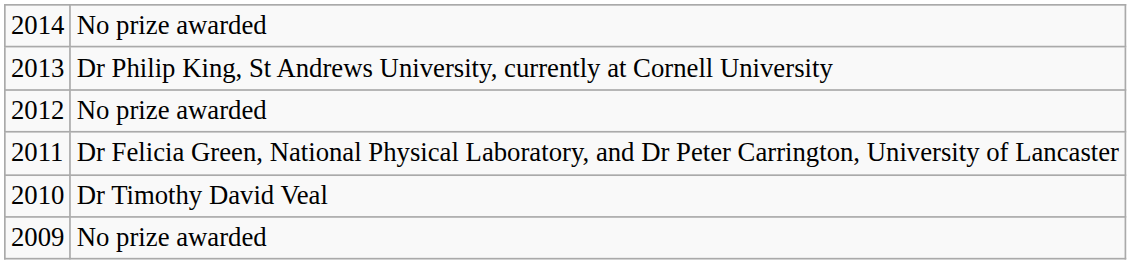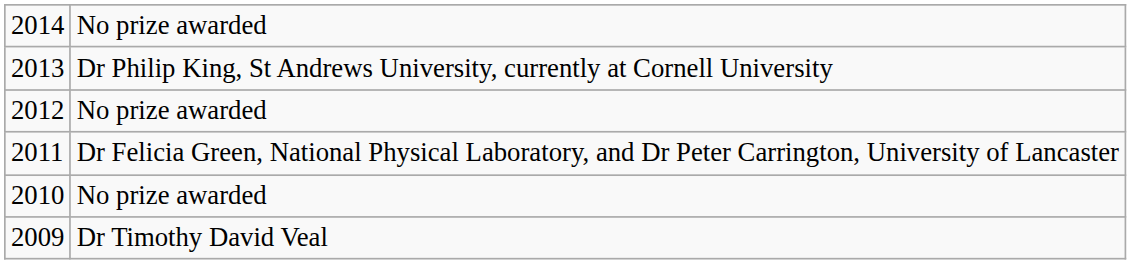(202, 195) Dr Timothy David Veal -> (172, 195) No prize awarded
(172, 237) No prize awarded -> (202, 237) Dr Timothy David Veal
